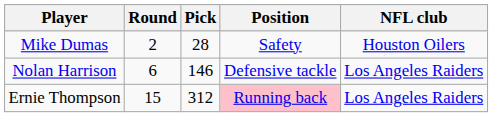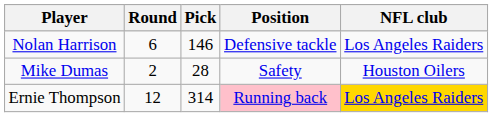rows swapped: (64, 44) <-> (64, 71)
(153, 97) 15 -> (153, 97) 12
(200, 97) 312 -> (200, 97) 314
(414, 97) no background -> (414, 97) gold background
